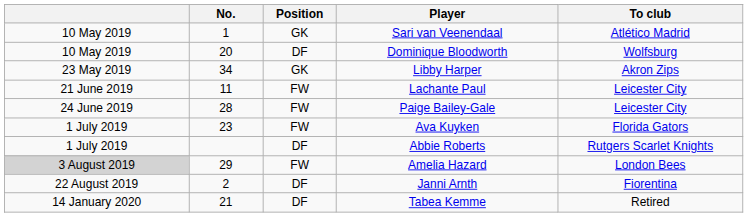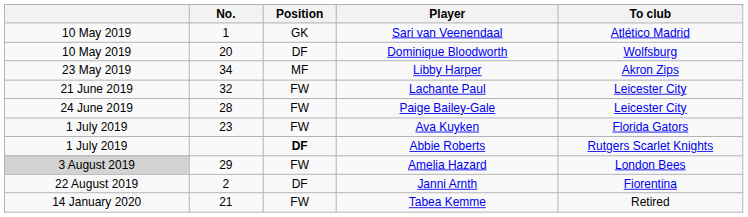(300, 70) GK -> (300, 70) MF
(226, 89) 11 -> (226, 89) 32
(300, 146) normal -> (300, 146) bold
(300, 202) DF -> (300, 202) FW
